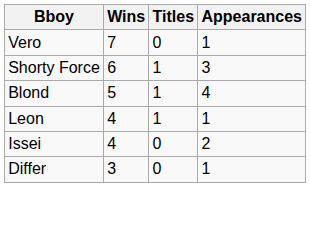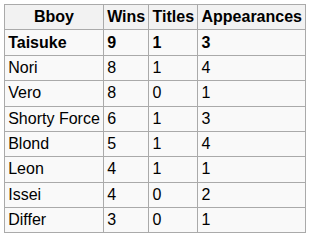+ row: (37, 42)
+ row: (23, 67)
(112, 42) 7 -> (112, 93) 8
